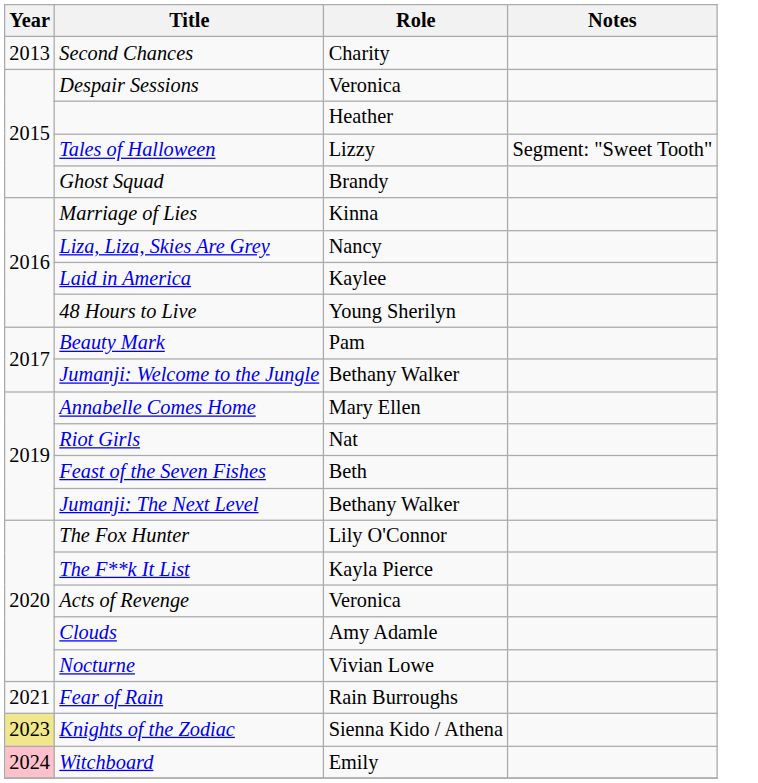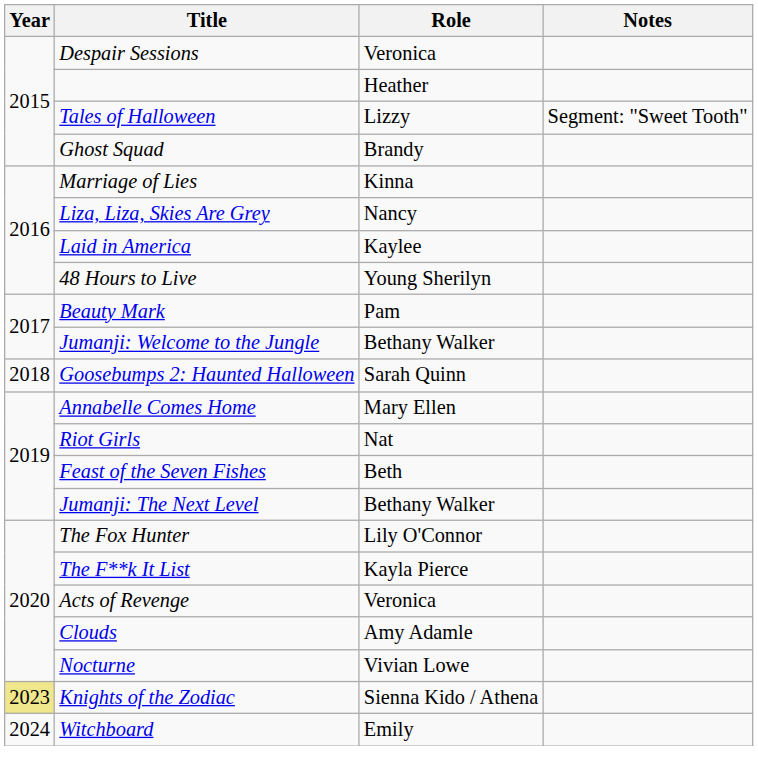- row: (126, 52)
+ row: (207, 375)
- row: (111, 697)
(30, 761) pink background -> (30, 729) no background
